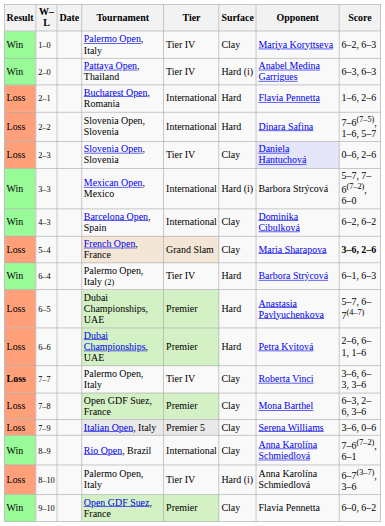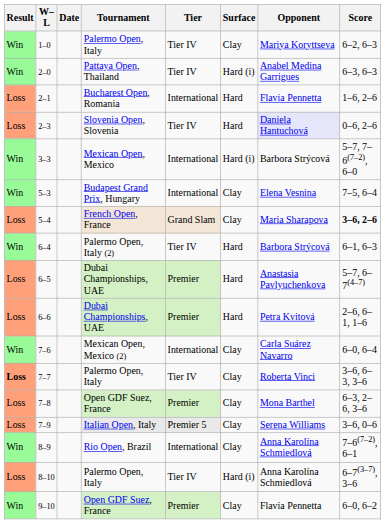- row: (44, 127)
(231, 155) Clay -> (233, 125) Hard
- row: (44, 223)
+ row: (44, 193)
+ row: (44, 350)
